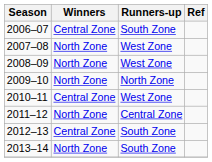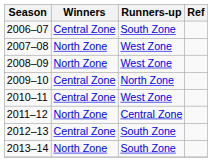(80, 81) North Zone -> (84, 81) Central Zone
